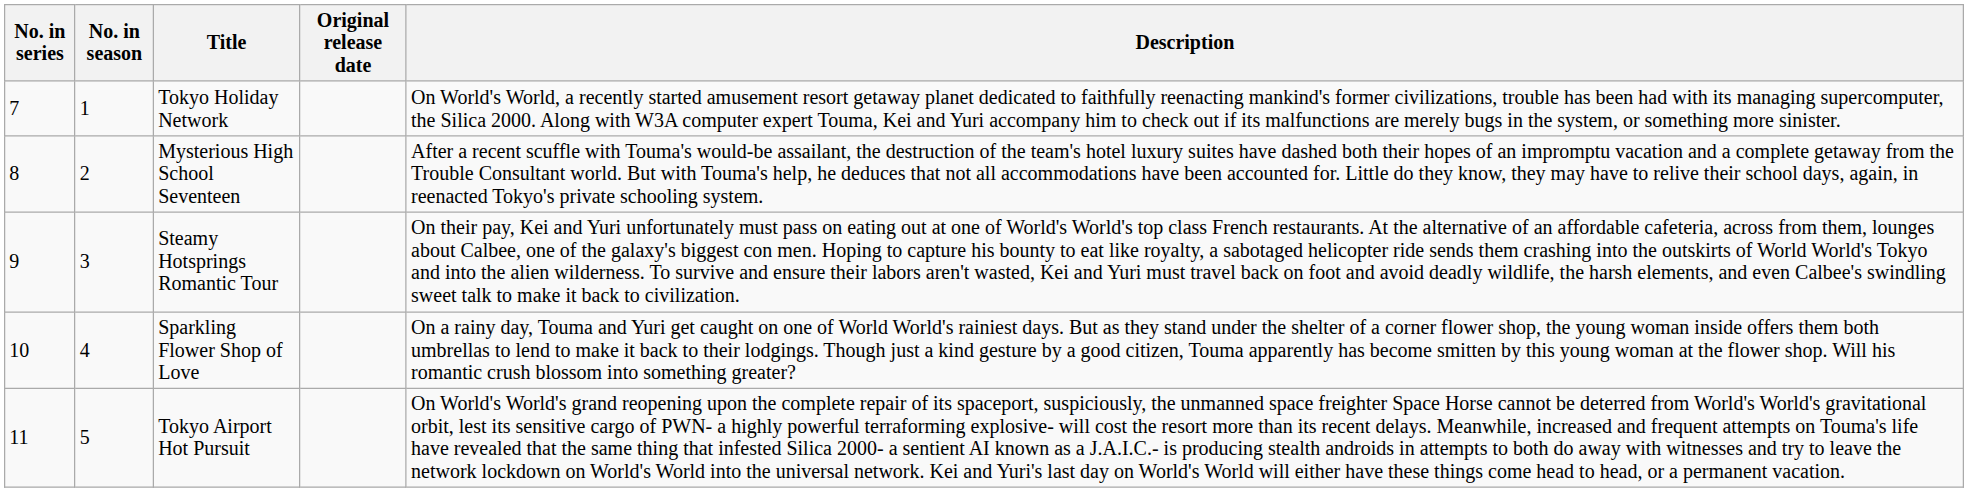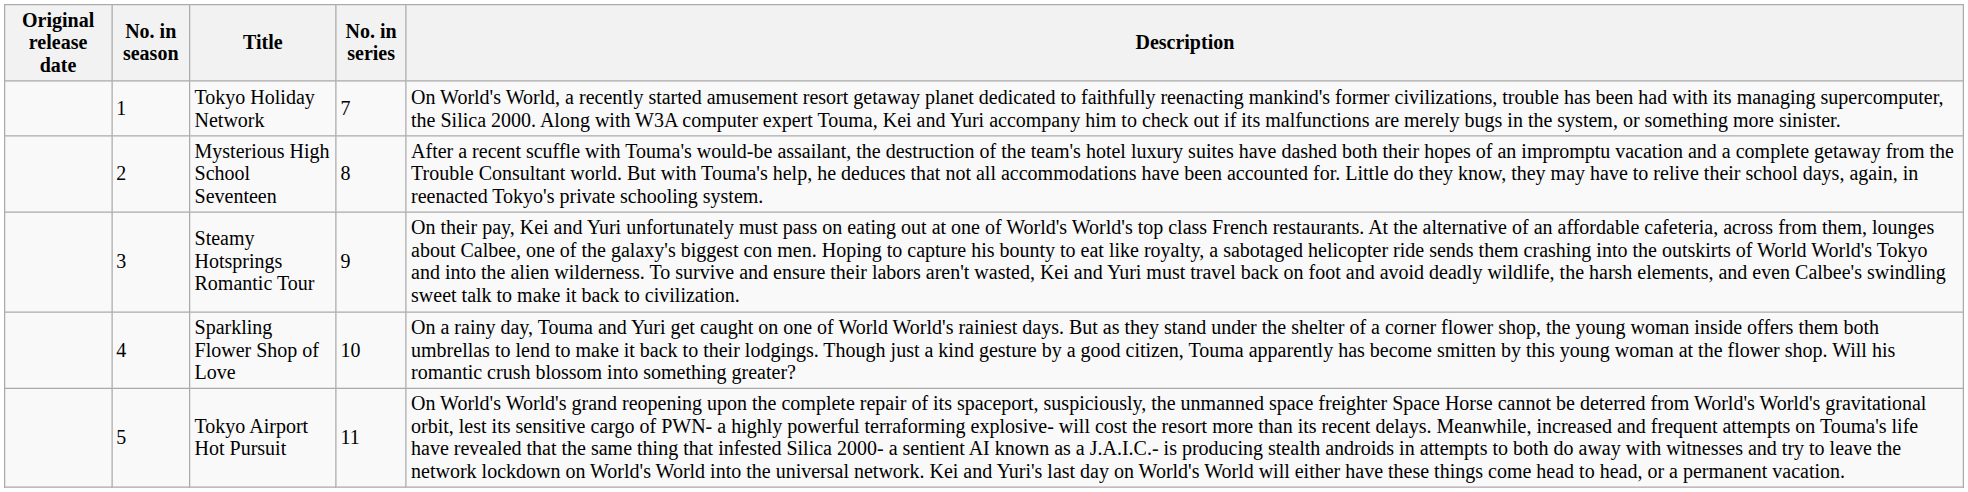columns swapped: (40, 42) <-> (353, 42)
